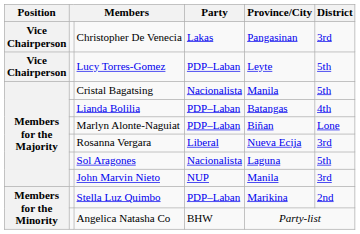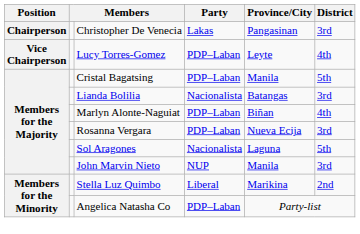(37, 36) Vice Chairperson -> (37, 30) Chairperson
(324, 66) 5th -> (324, 54) 4th
(215, 90) Nacionalista -> (214, 78) PDP–Laban
(214, 108) PDP–Laban -> (215, 95) Nacionalista
(324, 108) 4th -> (324, 95) 3rd
(328, 125) Lone -> (324, 113) 4th
(203, 143) Liberal -> (214, 130) PDP–Laban
(214, 197) PDP–Laban -> (203, 185) Liberal
(200, 218) BHW -> (214, 206) PDP–Laban
